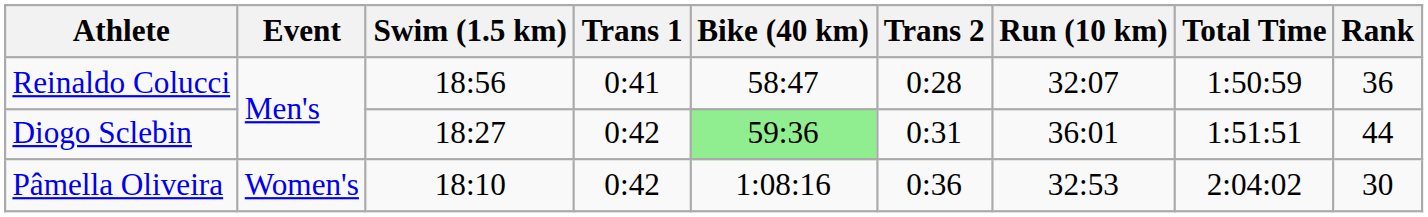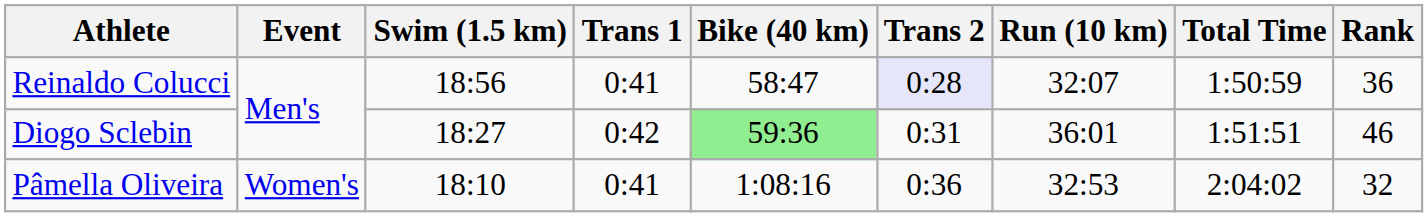(934, 82) no background -> (934, 82) lavender background
(1378, 133) 44 -> (1378, 133) 46
(632, 185) 0:42 -> (632, 185) 0:41
(1378, 185) 30 -> (1378, 185) 32
